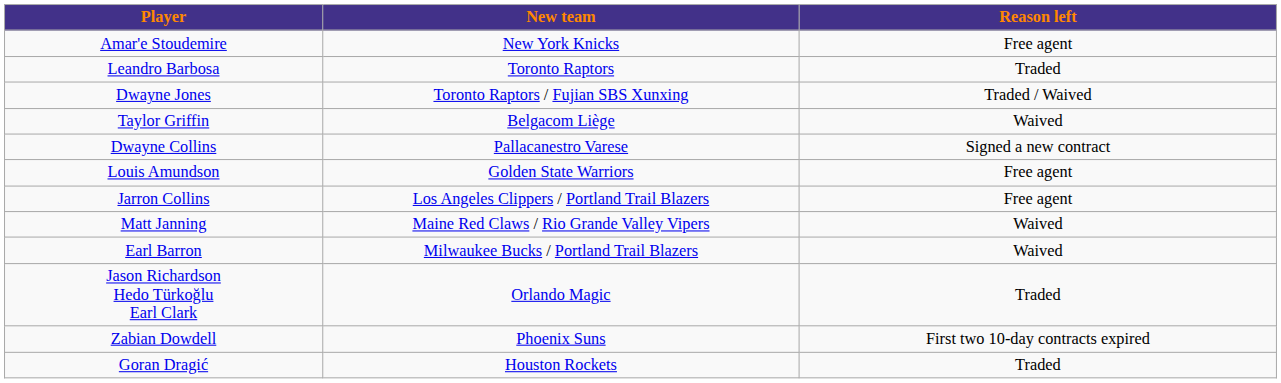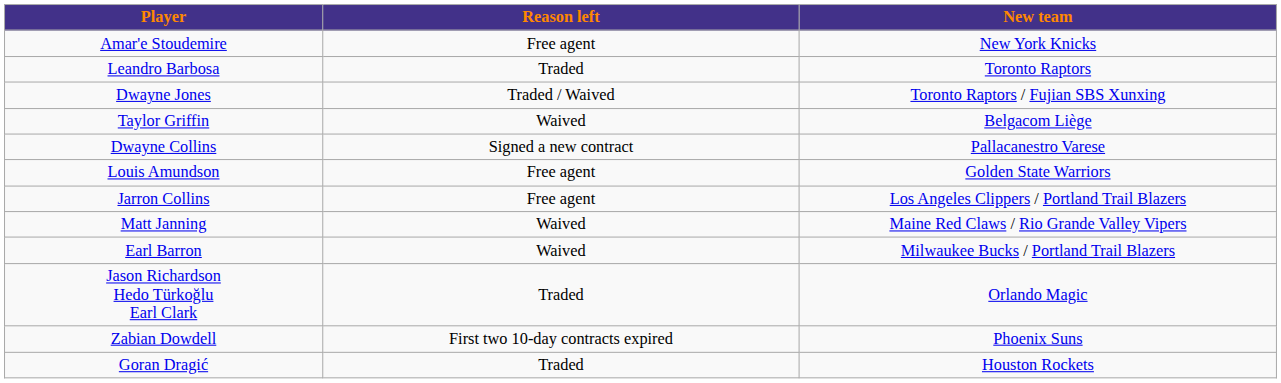columns swapped: (1038, 17) <-> (561, 17)
